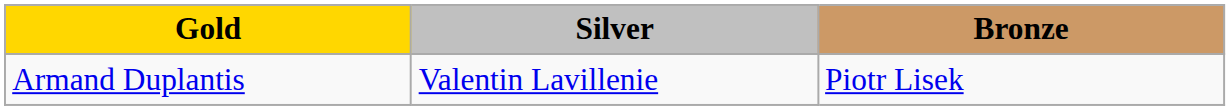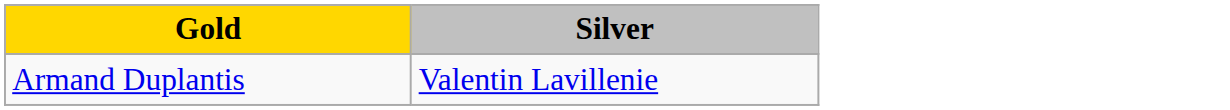- column: (1021, 29)
